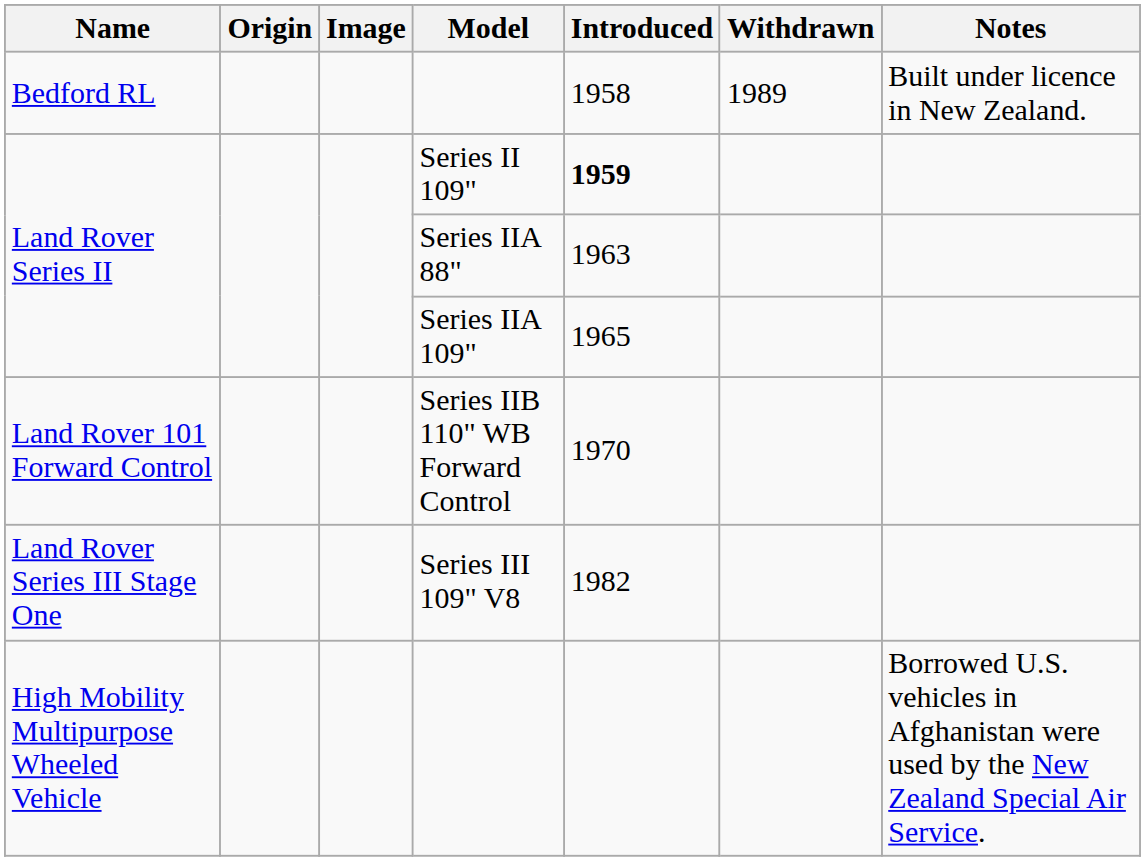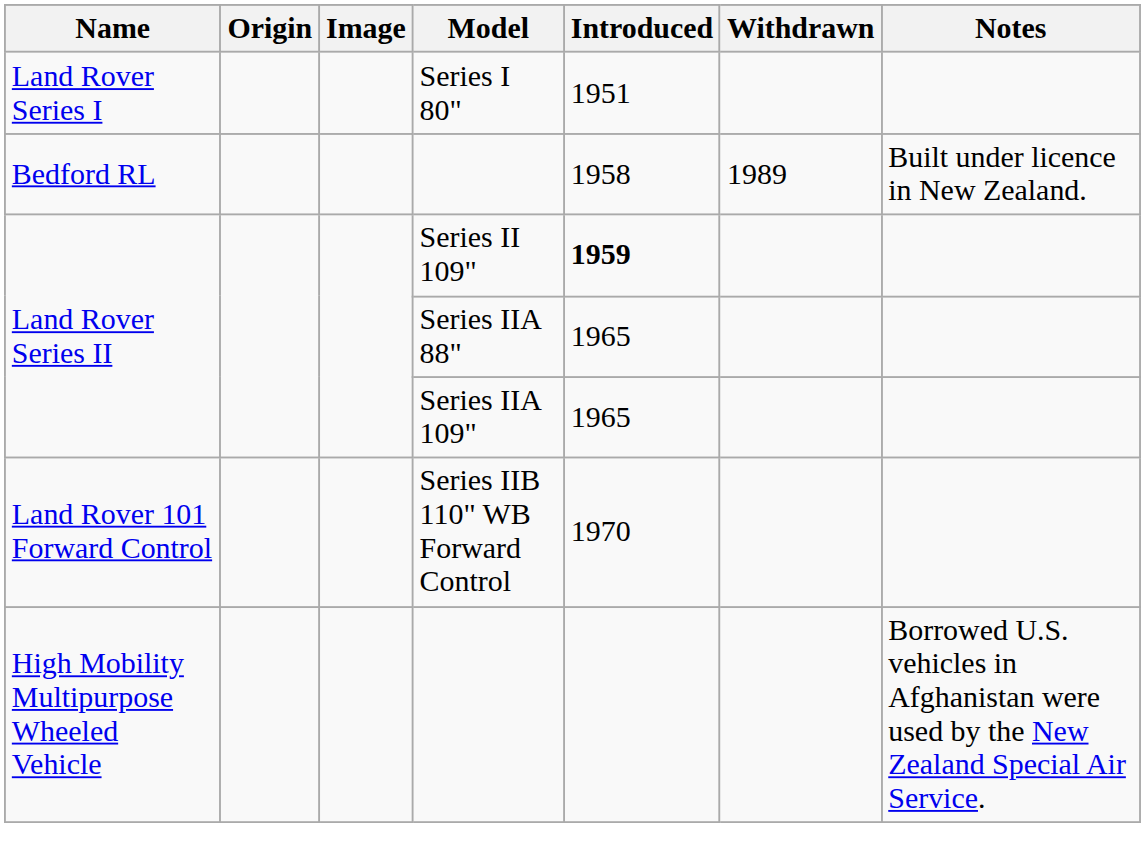+ row: (83, 92)
(601, 254) 1963 -> (601, 335) 1965
- row: (104, 582)
